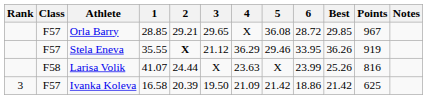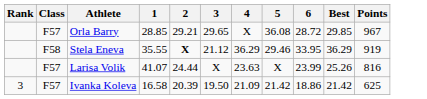- column: (406, 13)
(52, 49) F57 -> (52, 49) F58
(339, 49) 36.26 -> (339, 49) 36.29
(52, 67) F58 -> (52, 67) F57
